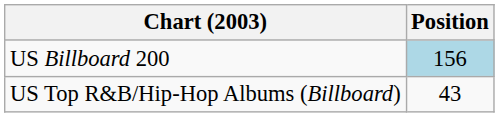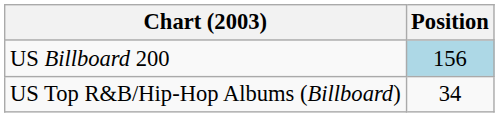(450, 93) 43 -> (450, 93) 34
